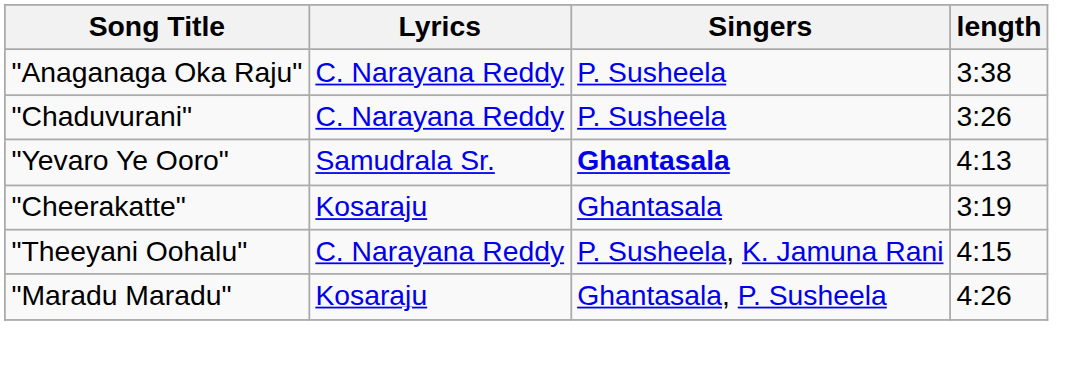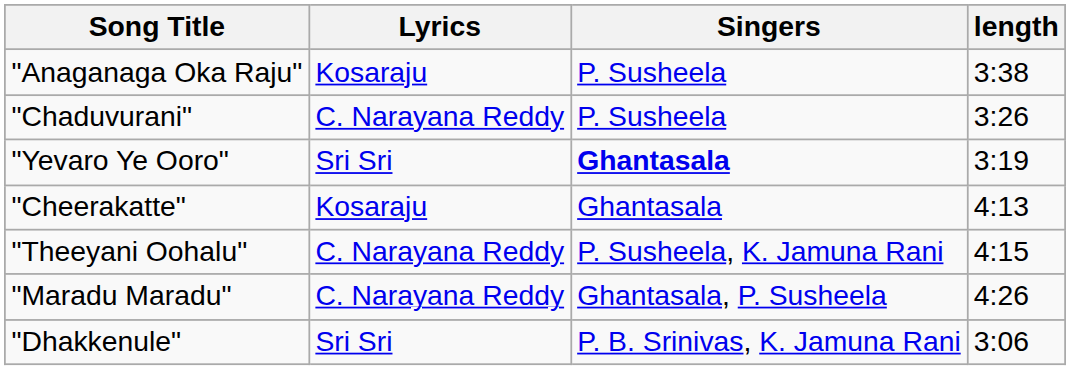(440, 71) C. Narayana Reddy -> (371, 71) Kosaraju
(405, 161) Samudrala Sr. -> (354, 161) Sri Sri
(984, 161) 4:13 -> (1001, 161) 3:19
(984, 206) 3:19 -> (1001, 206) 4:13
(371, 296) Kosaraju -> (440, 296) C. Narayana Reddy
+ row: (96, 341)
